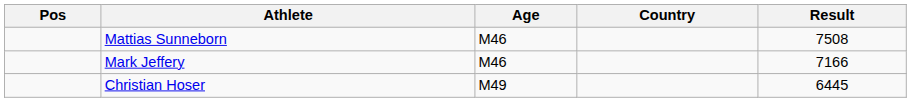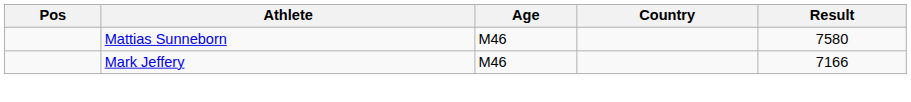(832, 39) 7508 -> (832, 39) 7580
- row: (155, 85)
